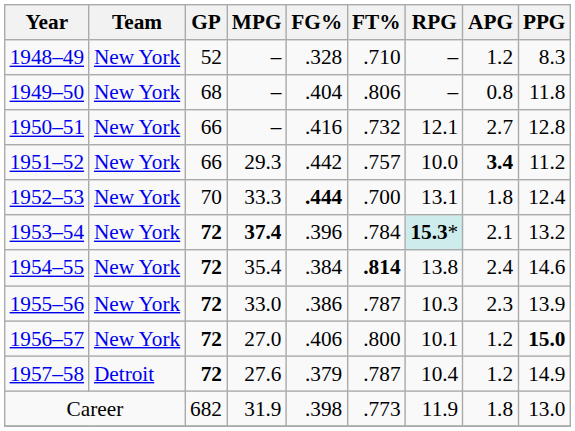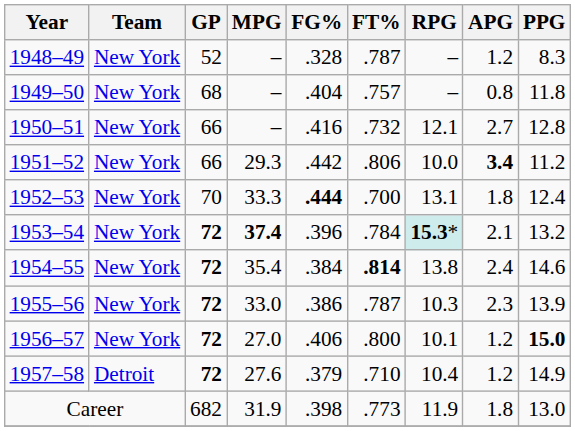(382, 57) .710 -> (382, 57) .787
(382, 92) .806 -> (382, 92) .757
(382, 162) .757 -> (382, 162) .806
(382, 373) .787 -> (382, 373) .710
